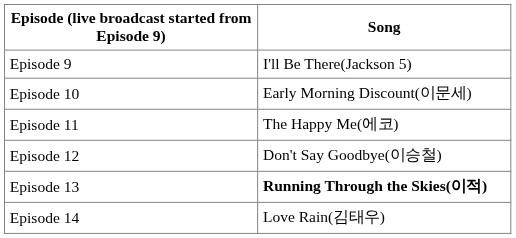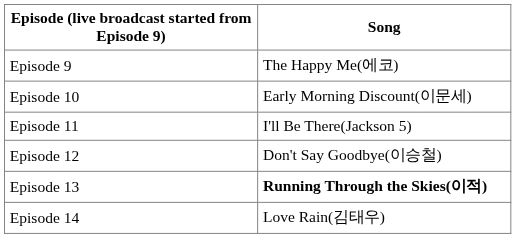(337, 64) I'll Be There(Jackson 5) -> (331, 65) The Happy Me(에코)
(331, 124) The Happy Me(에코) -> (337, 126) I'll Be There(Jackson 5)
